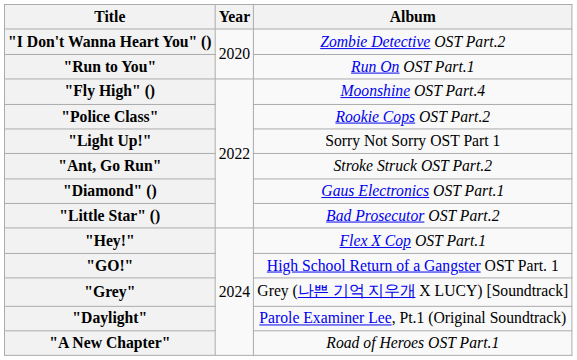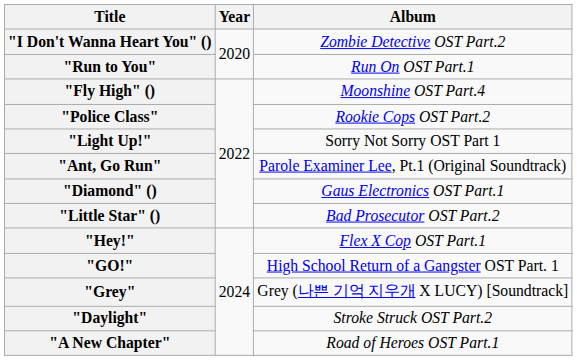(413, 166) Stroke Struck OST Part.2 -> (413, 166) Parole Examiner Lee, Pt.1 (Original Soundtrack)
(413, 318) Parole Examiner Lee, Pt.1 (Original Soundtrack) -> (413, 318) Stroke Struck OST Part.2
